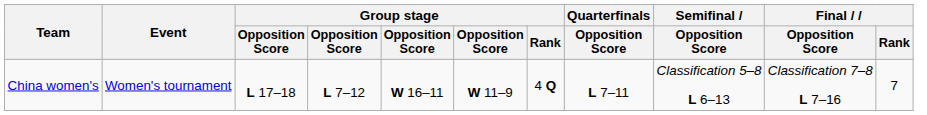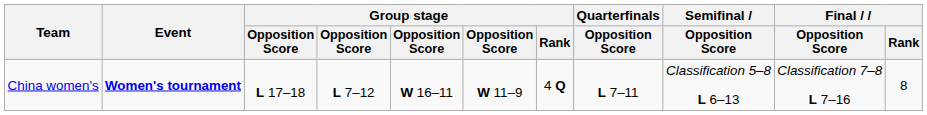(168, 85) normal -> (173, 85) bold
(894, 85) 7 -> (904, 85) 8
